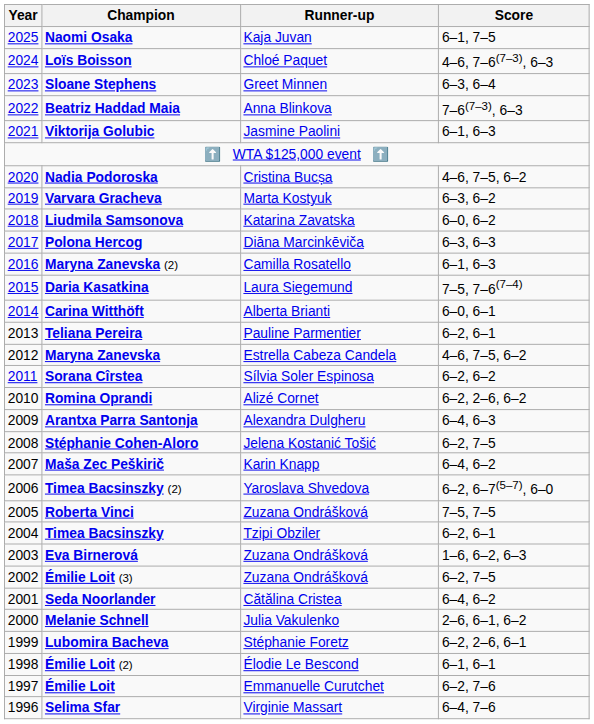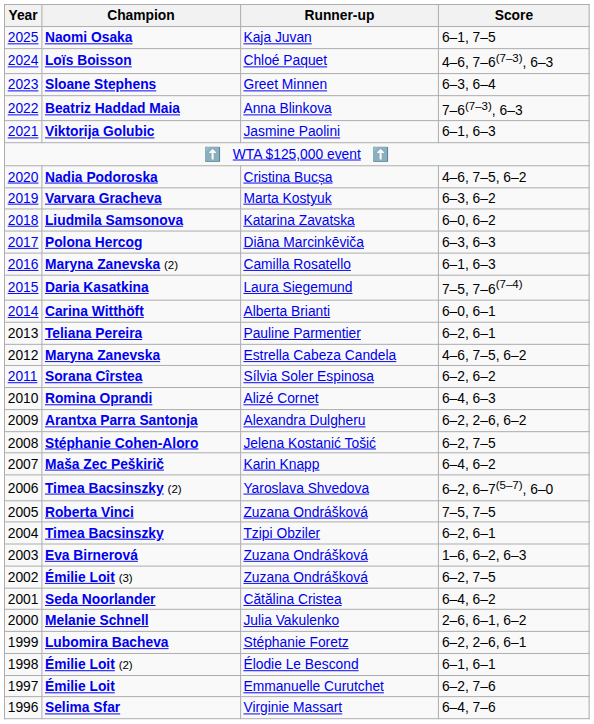(484, 399) 6–2, 2–6, 6–2 -> (469, 399) 6–4, 6–3
(469, 421) 6–4, 6–3 -> (484, 421) 6–2, 2–6, 6–2
